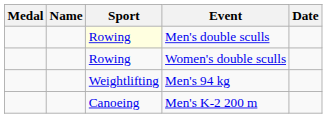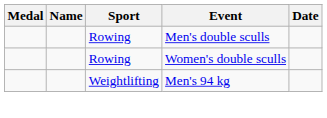(110, 37) lightyellow background -> (110, 37) no background
- row: (211, 102)
